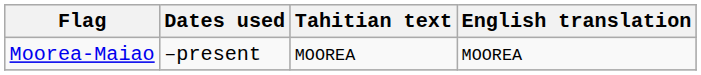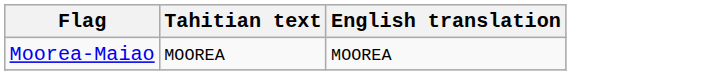- column: (225, 21)
